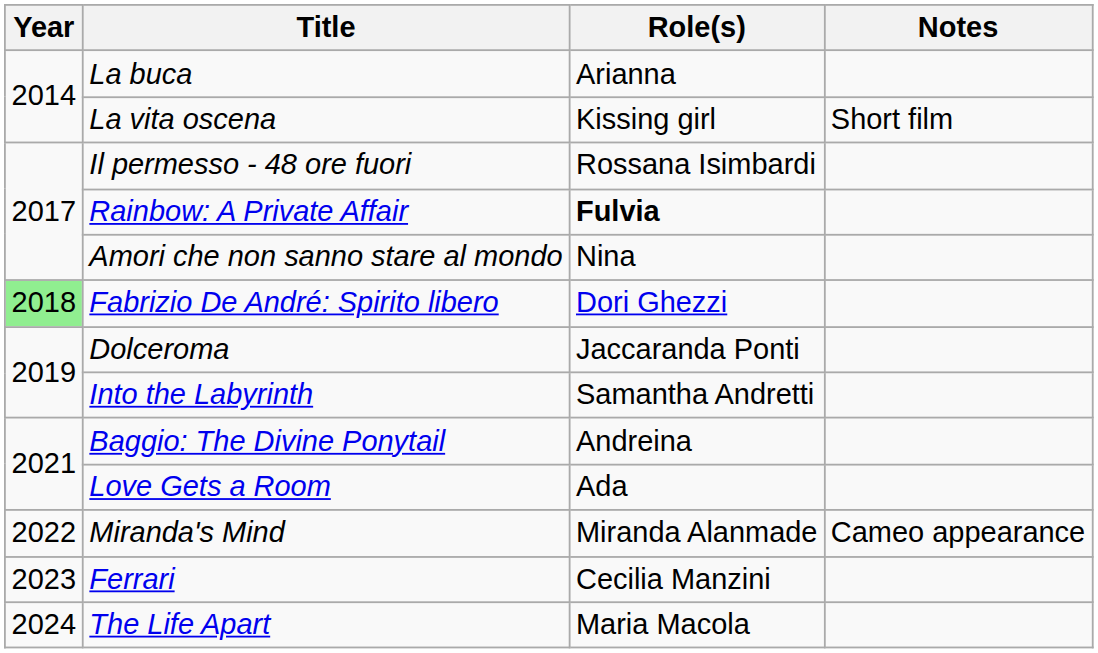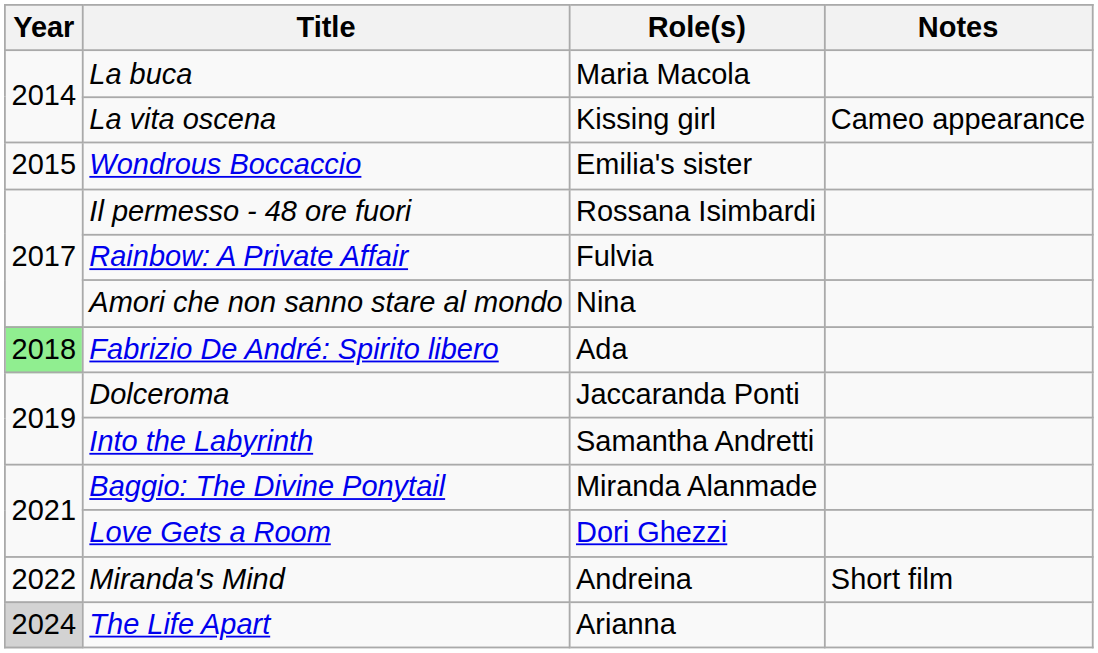(626, 73) Arianna -> (663, 73) Maria Macola
(892, 119) Short film -> (958, 119) Cameo appearance
+ row: (225, 165)
(618, 211) bold -> (615, 257) normal
(652, 303) Dori Ghezzi -> (602, 348) Ada
(634, 440) Andreina -> (697, 486) Miranda Alanmade
(602, 486) Ada -> (652, 532) Dori Ghezzi
(697, 532) Miranda Alanmade -> (634, 578) Andreina
(958, 532) Cameo appearance -> (892, 578) Short film
- row: (132, 578)
(44, 624) no background -> (44, 624) lightgrey background
(663, 624) Maria Macola -> (626, 624) Arianna
